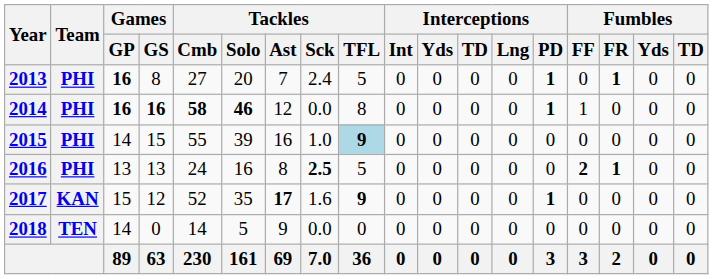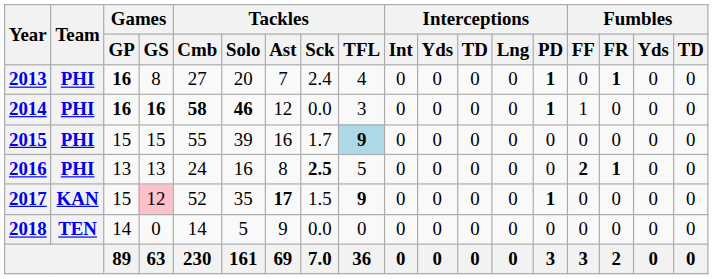(362, 79) 5 -> (362, 79) 4
(362, 109) 8 -> (362, 109) 3
(122, 139) 14 -> (122, 139) 15
(320, 139) 1.0 -> (320, 139) 1.7
(156, 199) no background -> (156, 199) pink background
(320, 199) 1.6 -> (320, 199) 1.5
